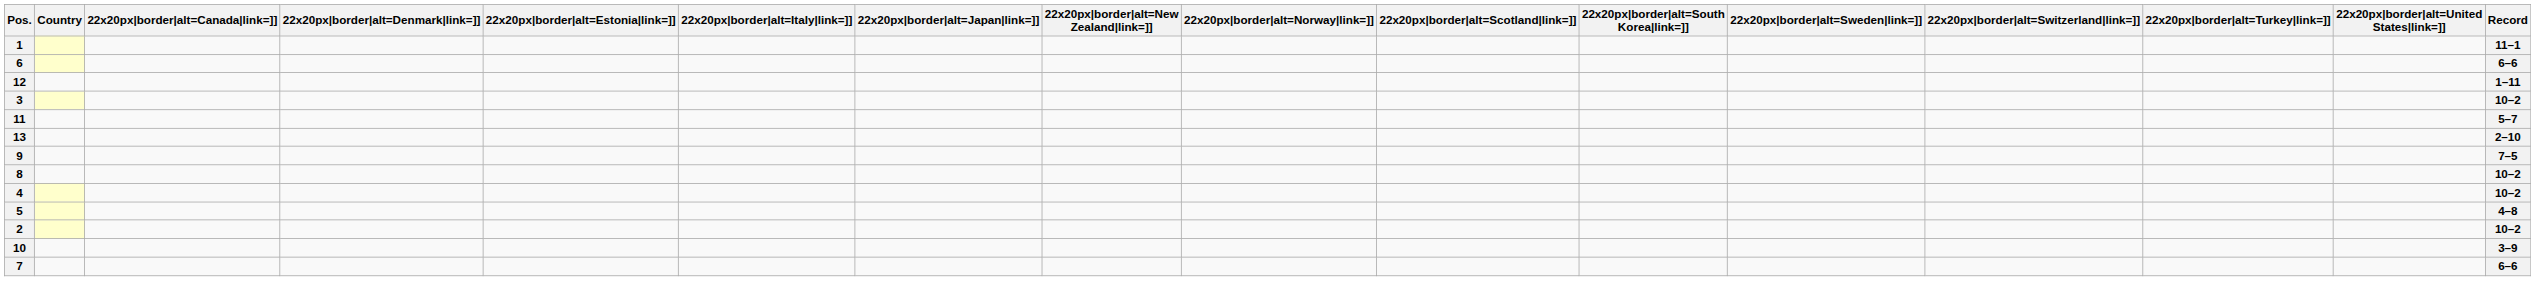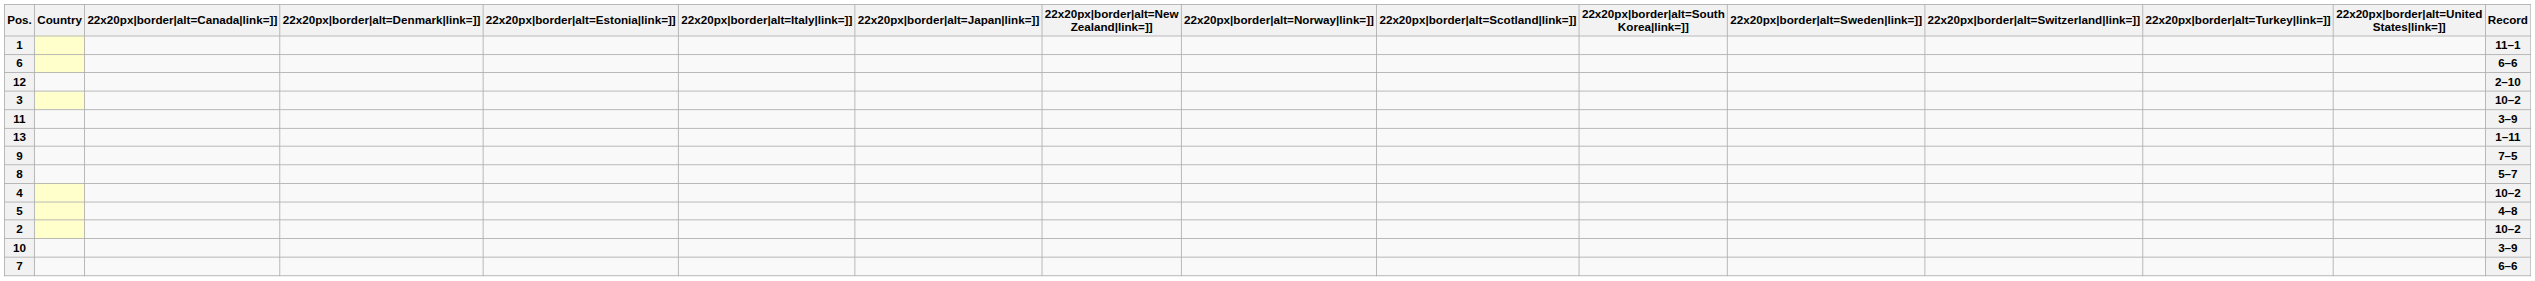(2508, 82) 1–11 -> (2508, 82) 2–10
(2508, 119) 5–7 -> (2508, 119) 3–9
(2508, 138) 2–10 -> (2508, 138) 1–11
(2508, 174) 10–2 -> (2508, 174) 5–7
